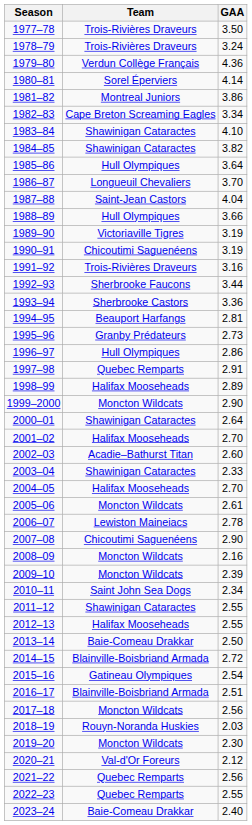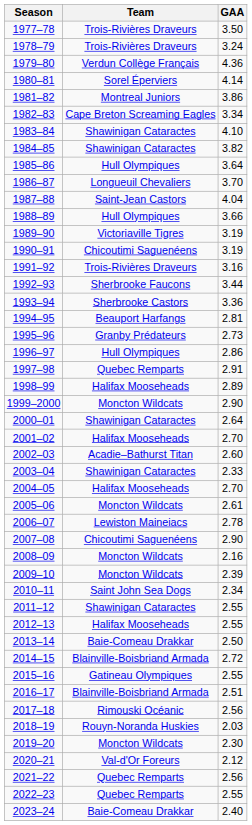(232, 676) 2.54 -> (232, 676) 2.55
(140, 710) Moncton Wildcats -> (140, 710) Rimouski Océanic
